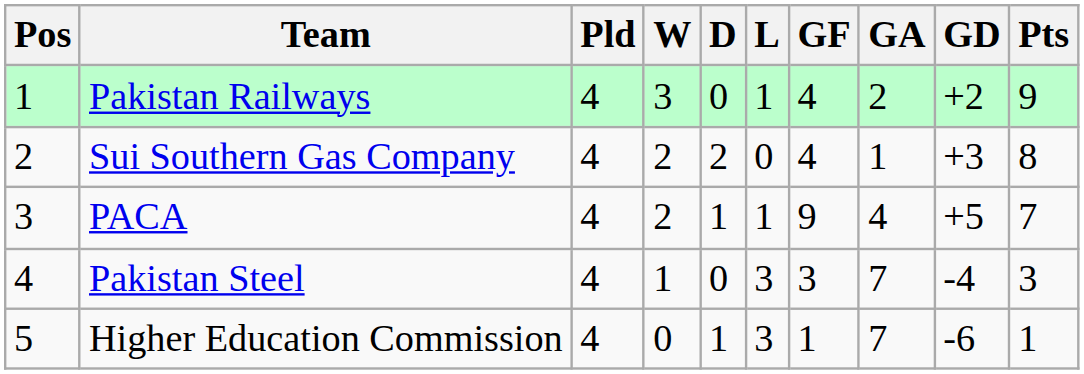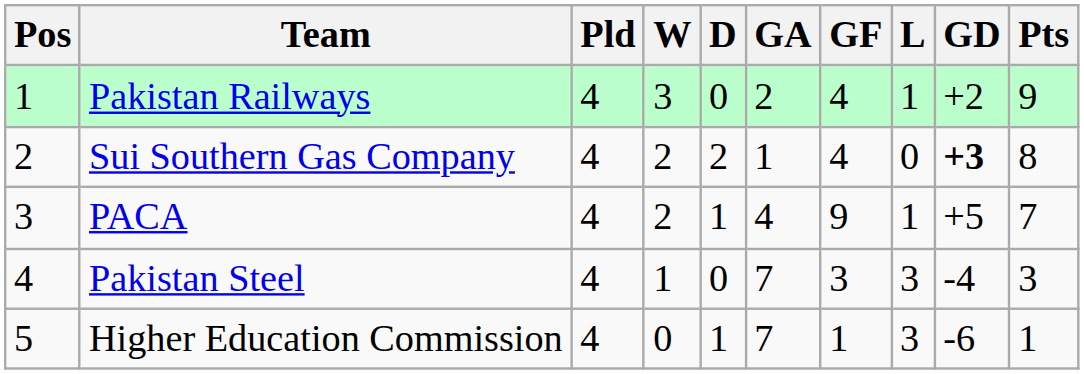columns swapped: (767, 34) <-> (897, 34)
(964, 156) normal -> (964, 156) bold
